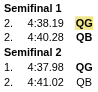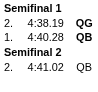(84, 23) khaki background -> (84, 23) no background
(9, 38) 2. -> (9, 38) 1.
- row: (46, 68)
